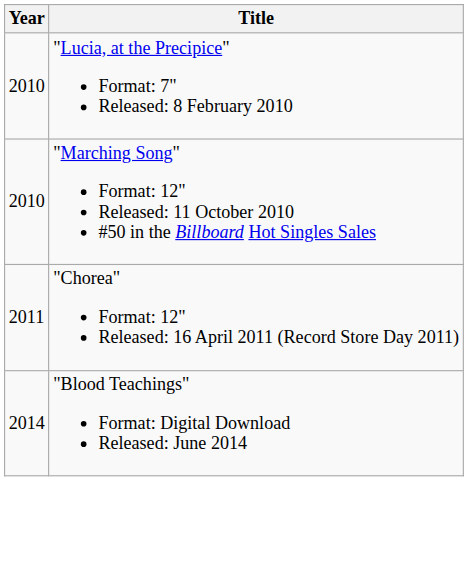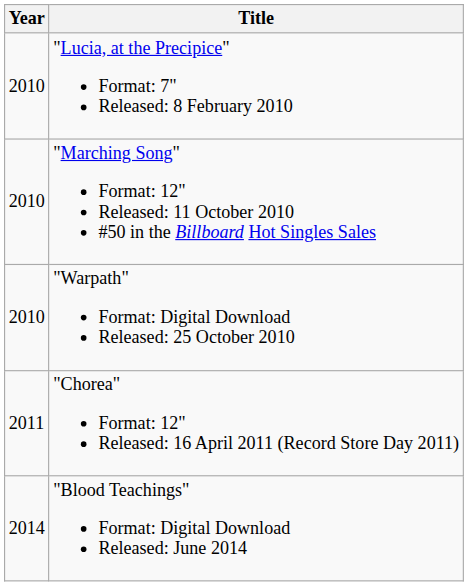+ row: (256, 308)
